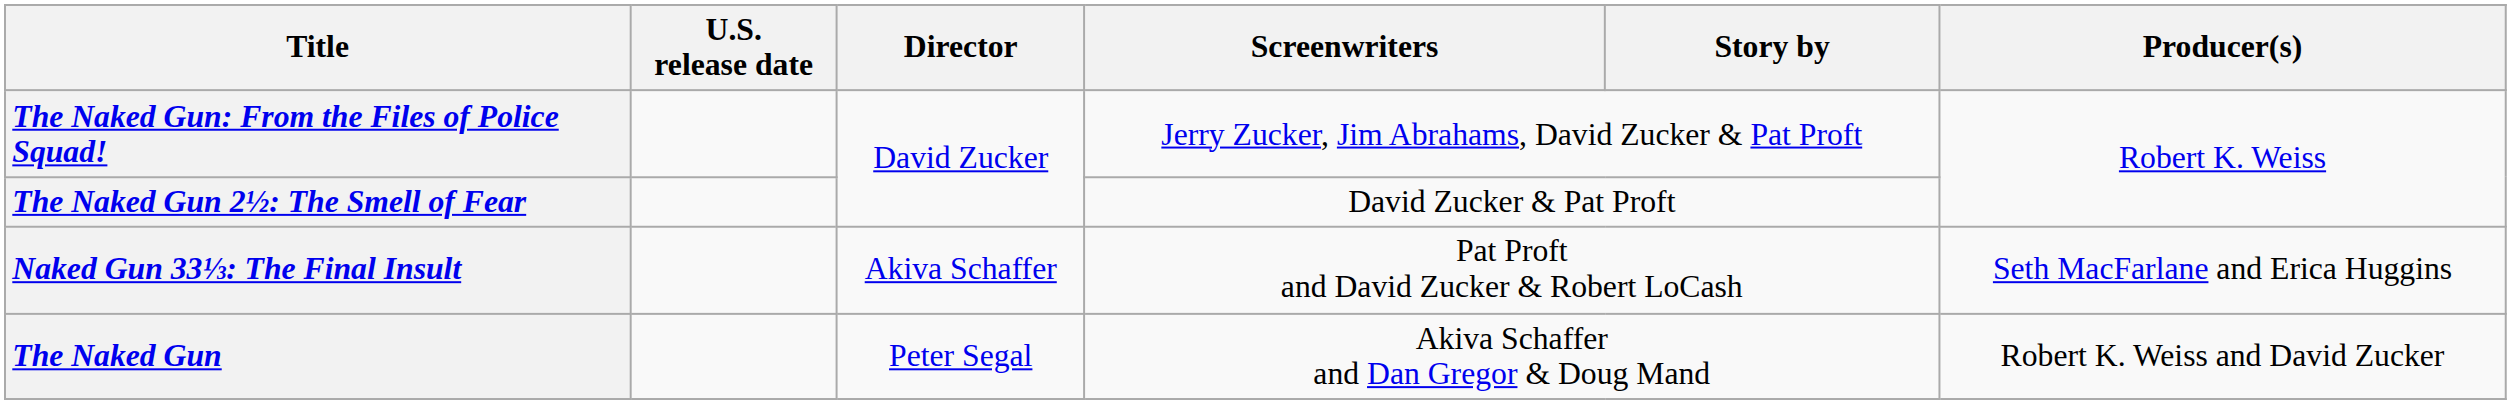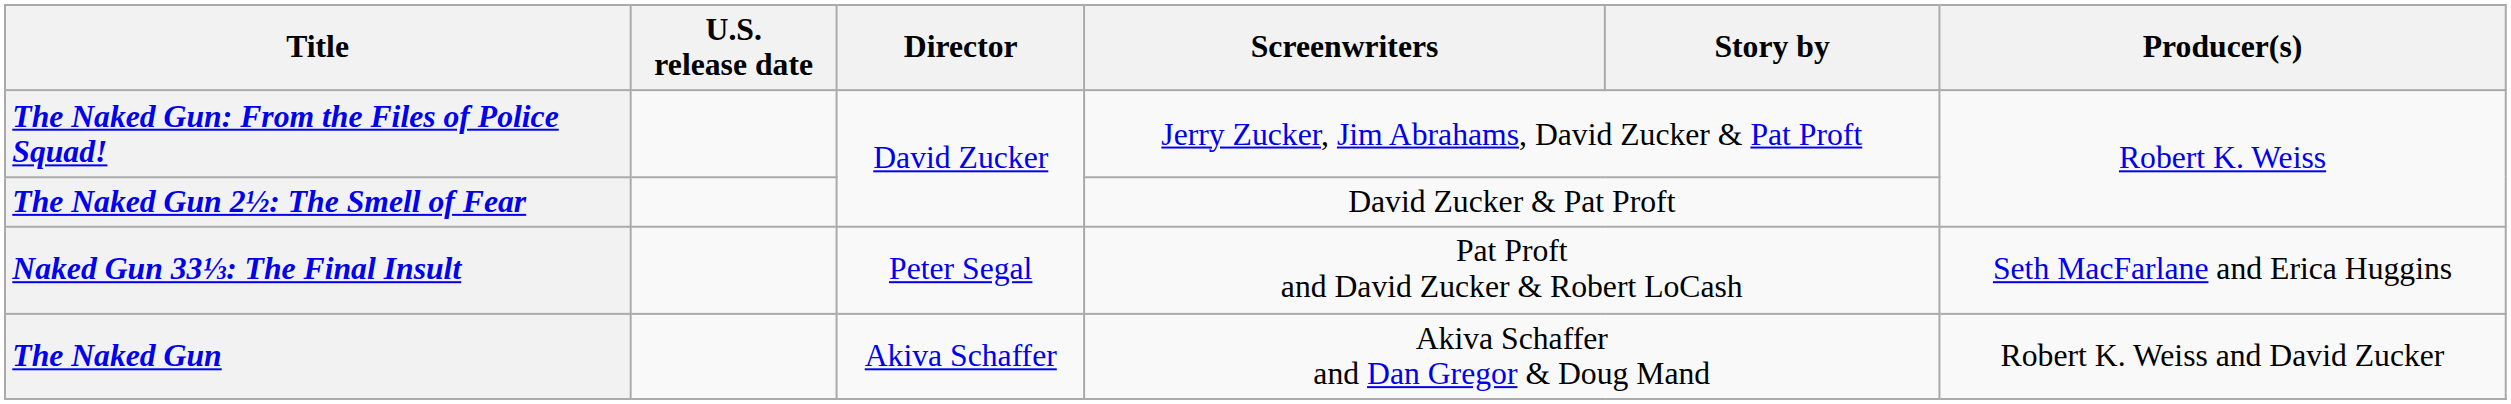(961, 269) Akiva Schaffer -> (961, 269) Peter Segal
(961, 355) Peter Segal -> (961, 355) Akiva Schaffer
